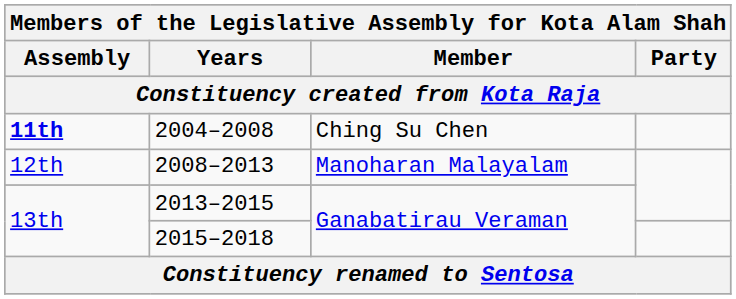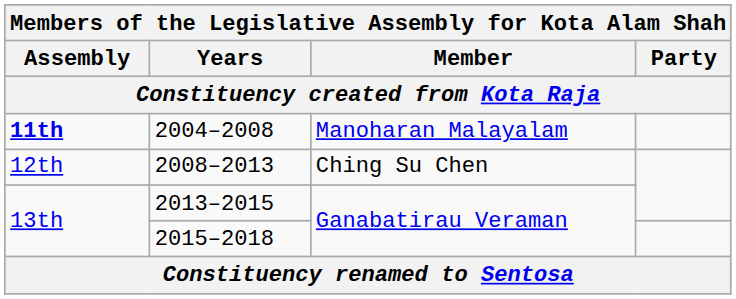(402, 131) Ching Su Chen -> (442, 131) Manoharan Malayalam
(442, 167) Manoharan Malayalam -> (402, 167) Ching Su Chen
